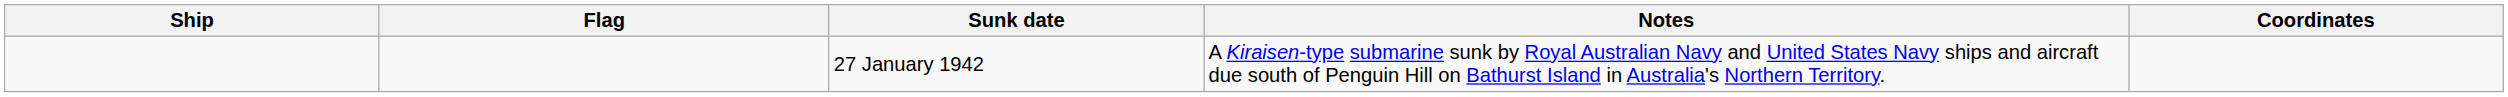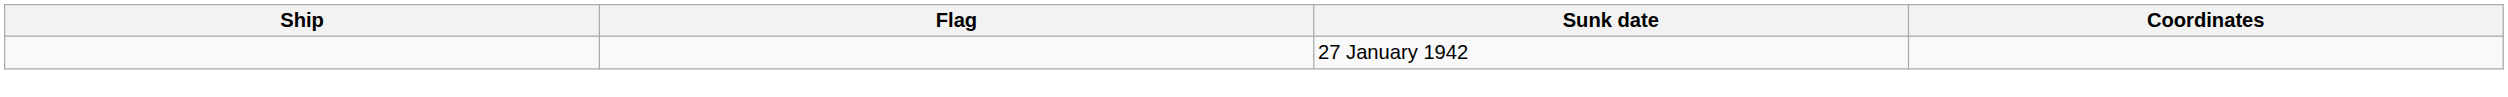- column: (1666, 20)
